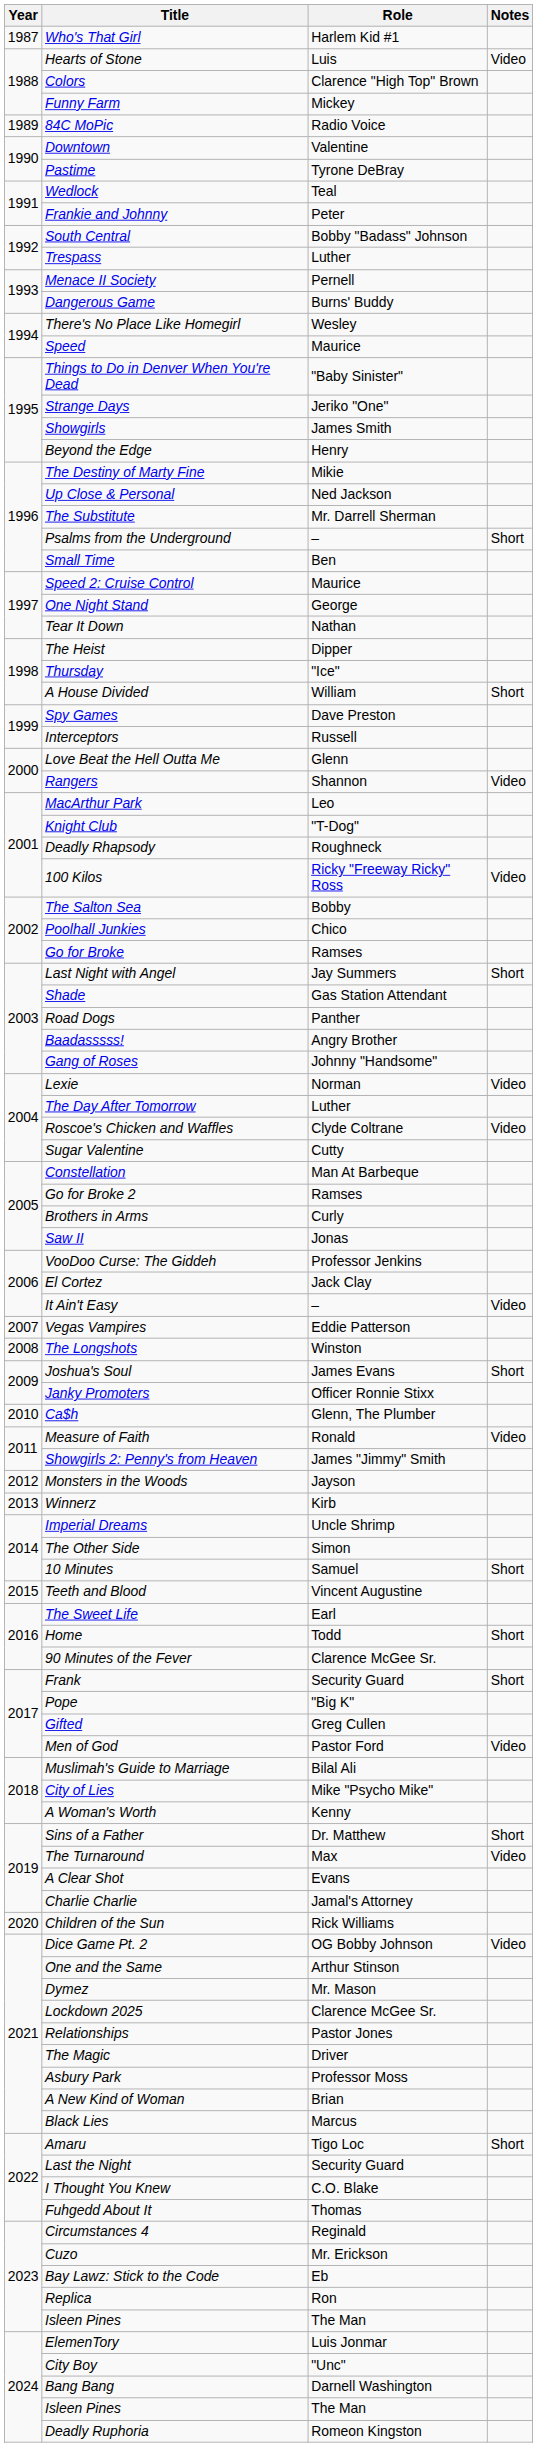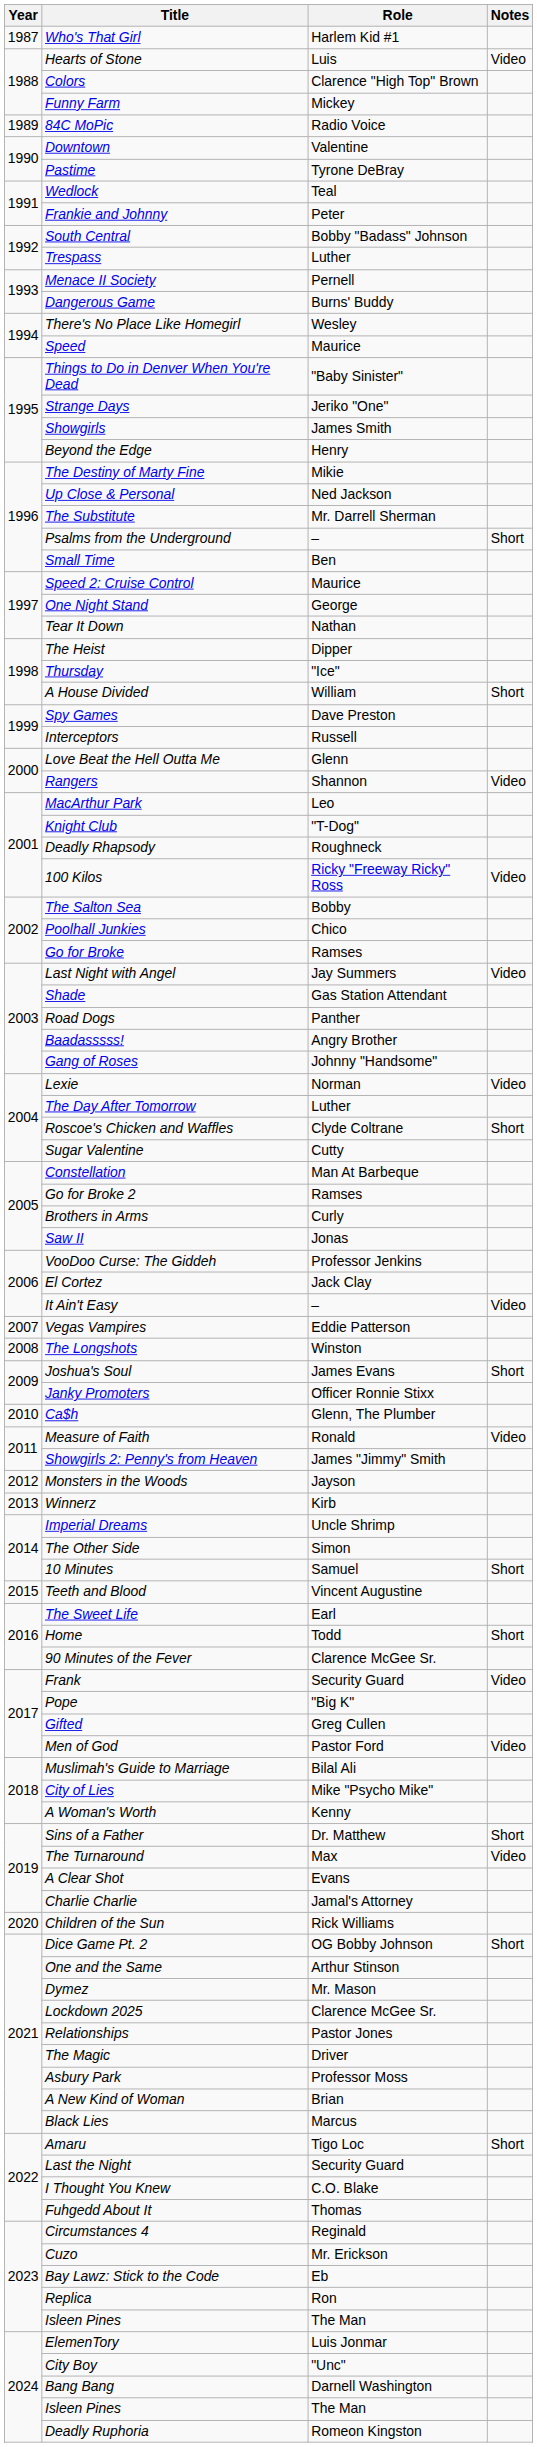(507, 974) Short -> (508, 974) Video
(508, 1128) Video -> (507, 1128) Short
(507, 1680) Short -> (508, 1680) Video
(508, 1945) Video -> (507, 1945) Short
